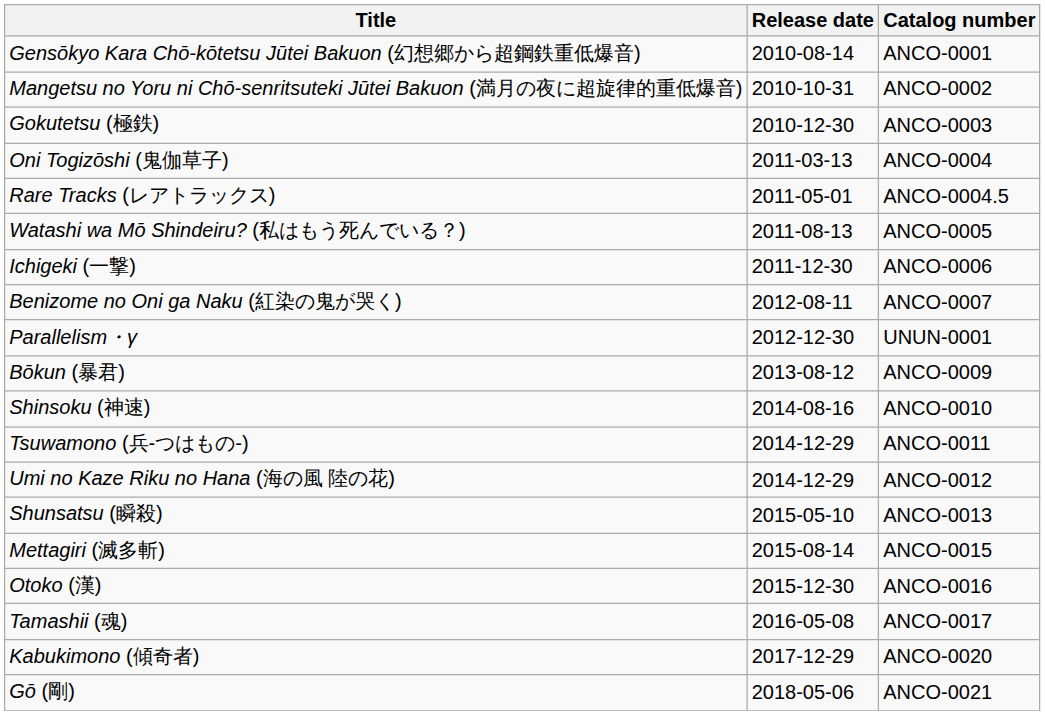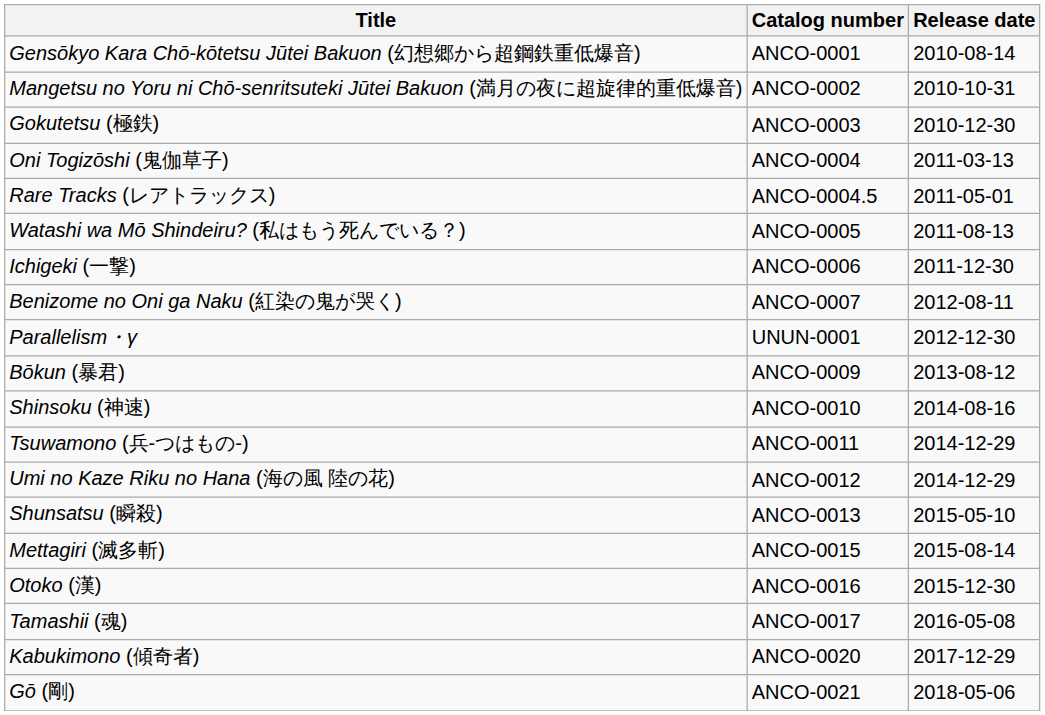columns swapped: (813, 20) <-> (959, 20)
